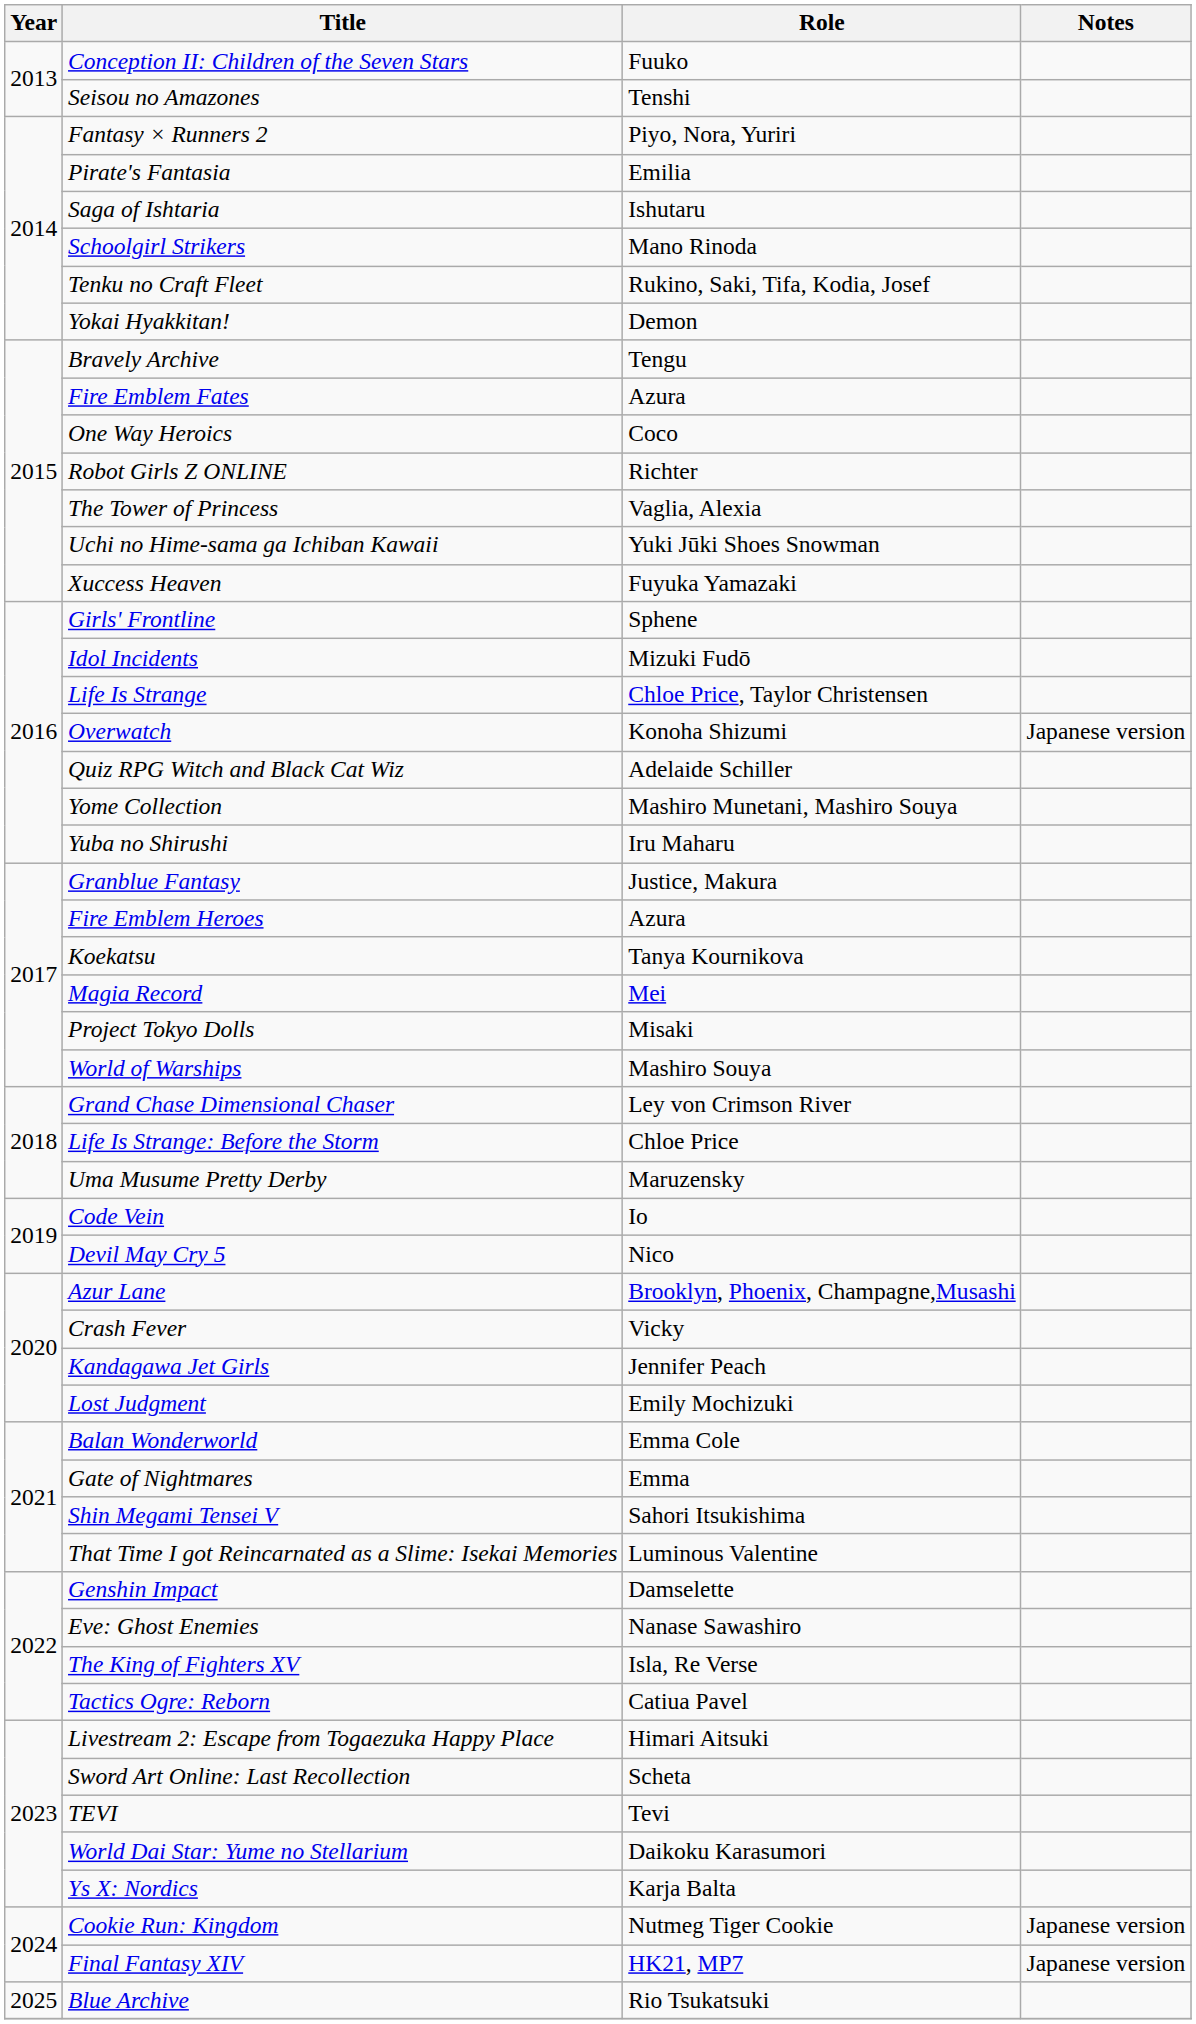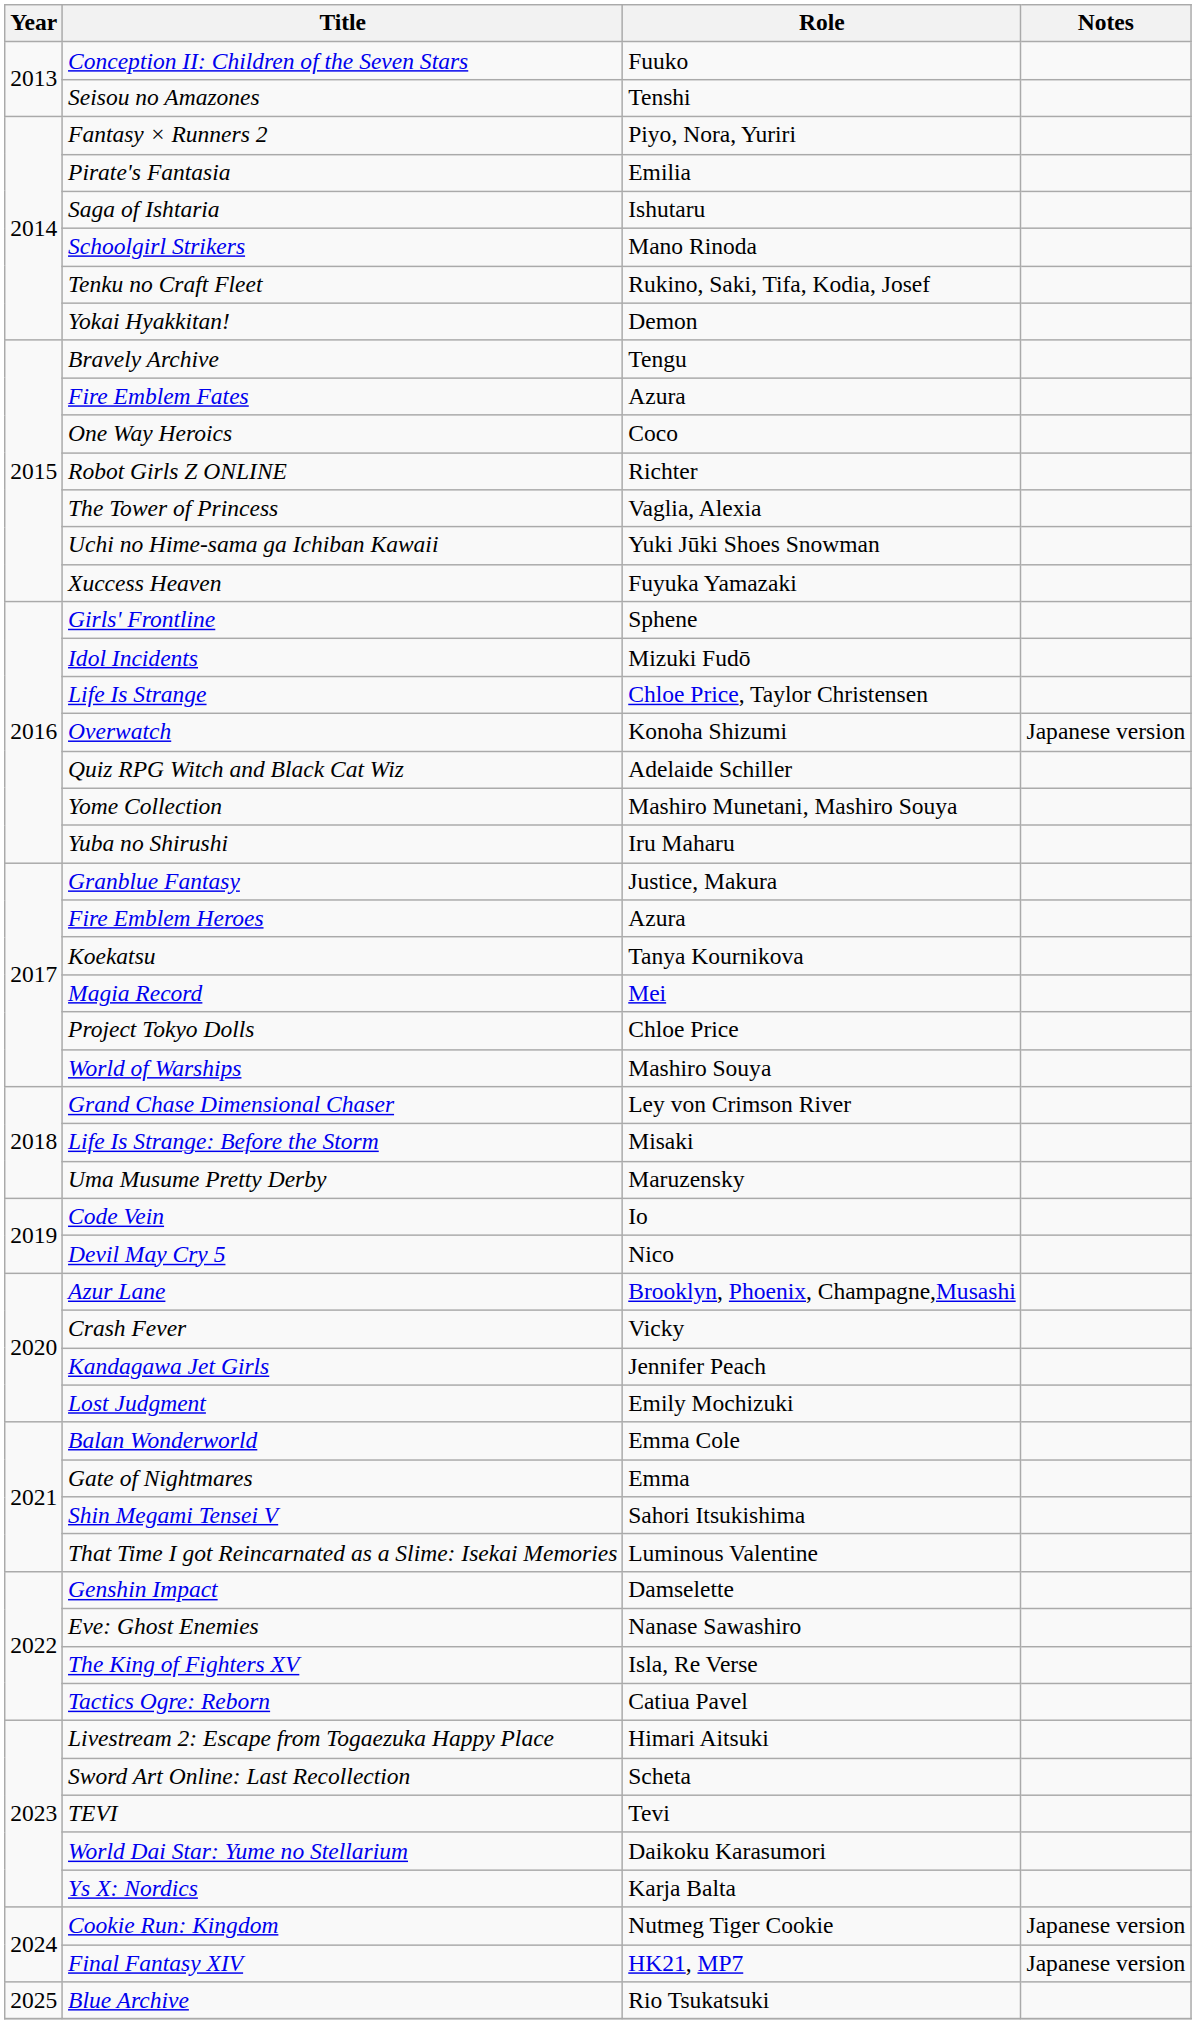(661, 1030) Misaki -> (683, 1030) Chloe Price
(683, 1142) Chloe Price -> (661, 1142) Misaki
